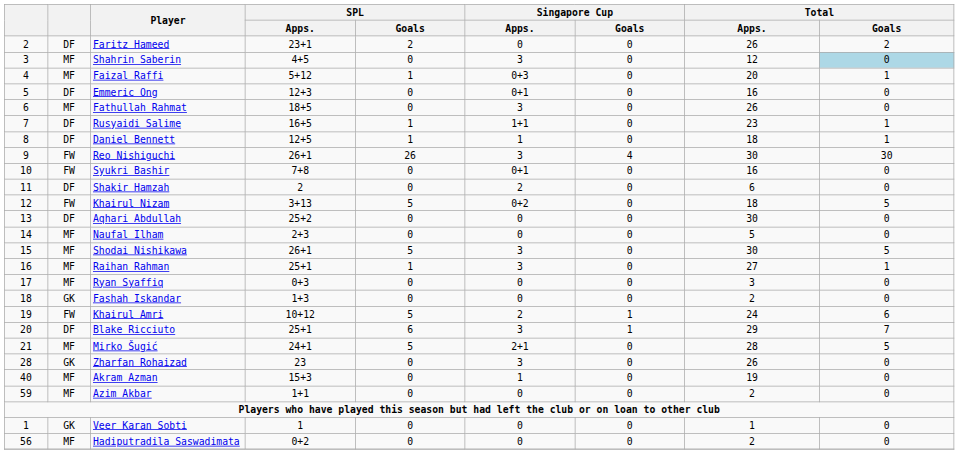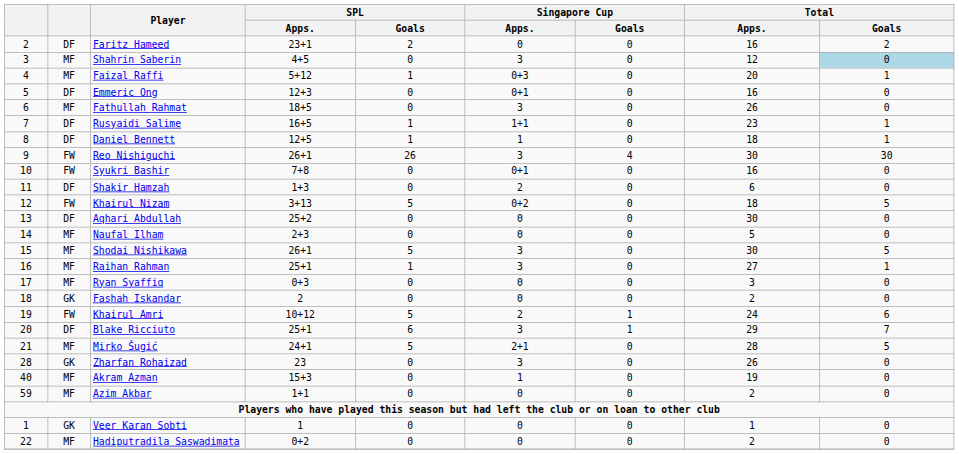(752, 44) 26 -> (752, 44) 16
(300, 187) 2 -> (300, 187) 1+3
(300, 298) 1+3 -> (300, 298) 2
(26, 441) 56 -> (26, 441) 22
